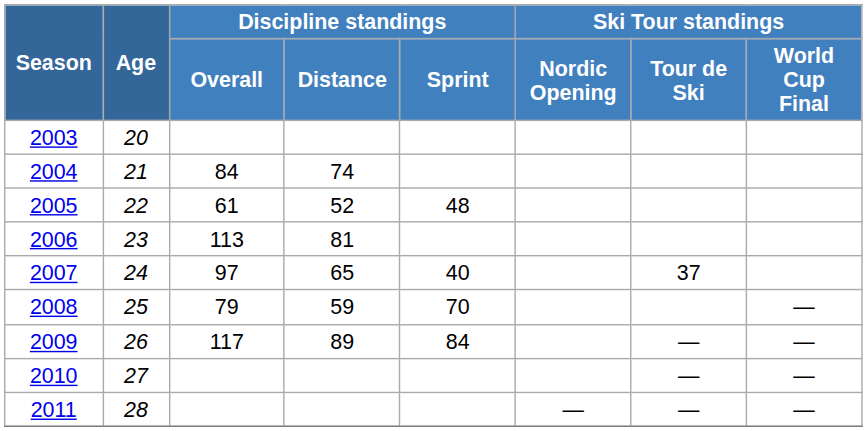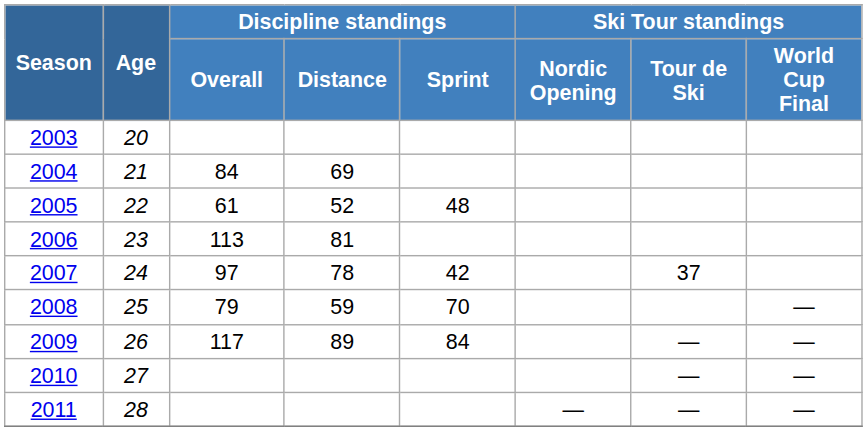(342, 172) 74 -> (342, 172) 69
(342, 273) 65 -> (342, 273) 78
(458, 273) 40 -> (458, 273) 42
